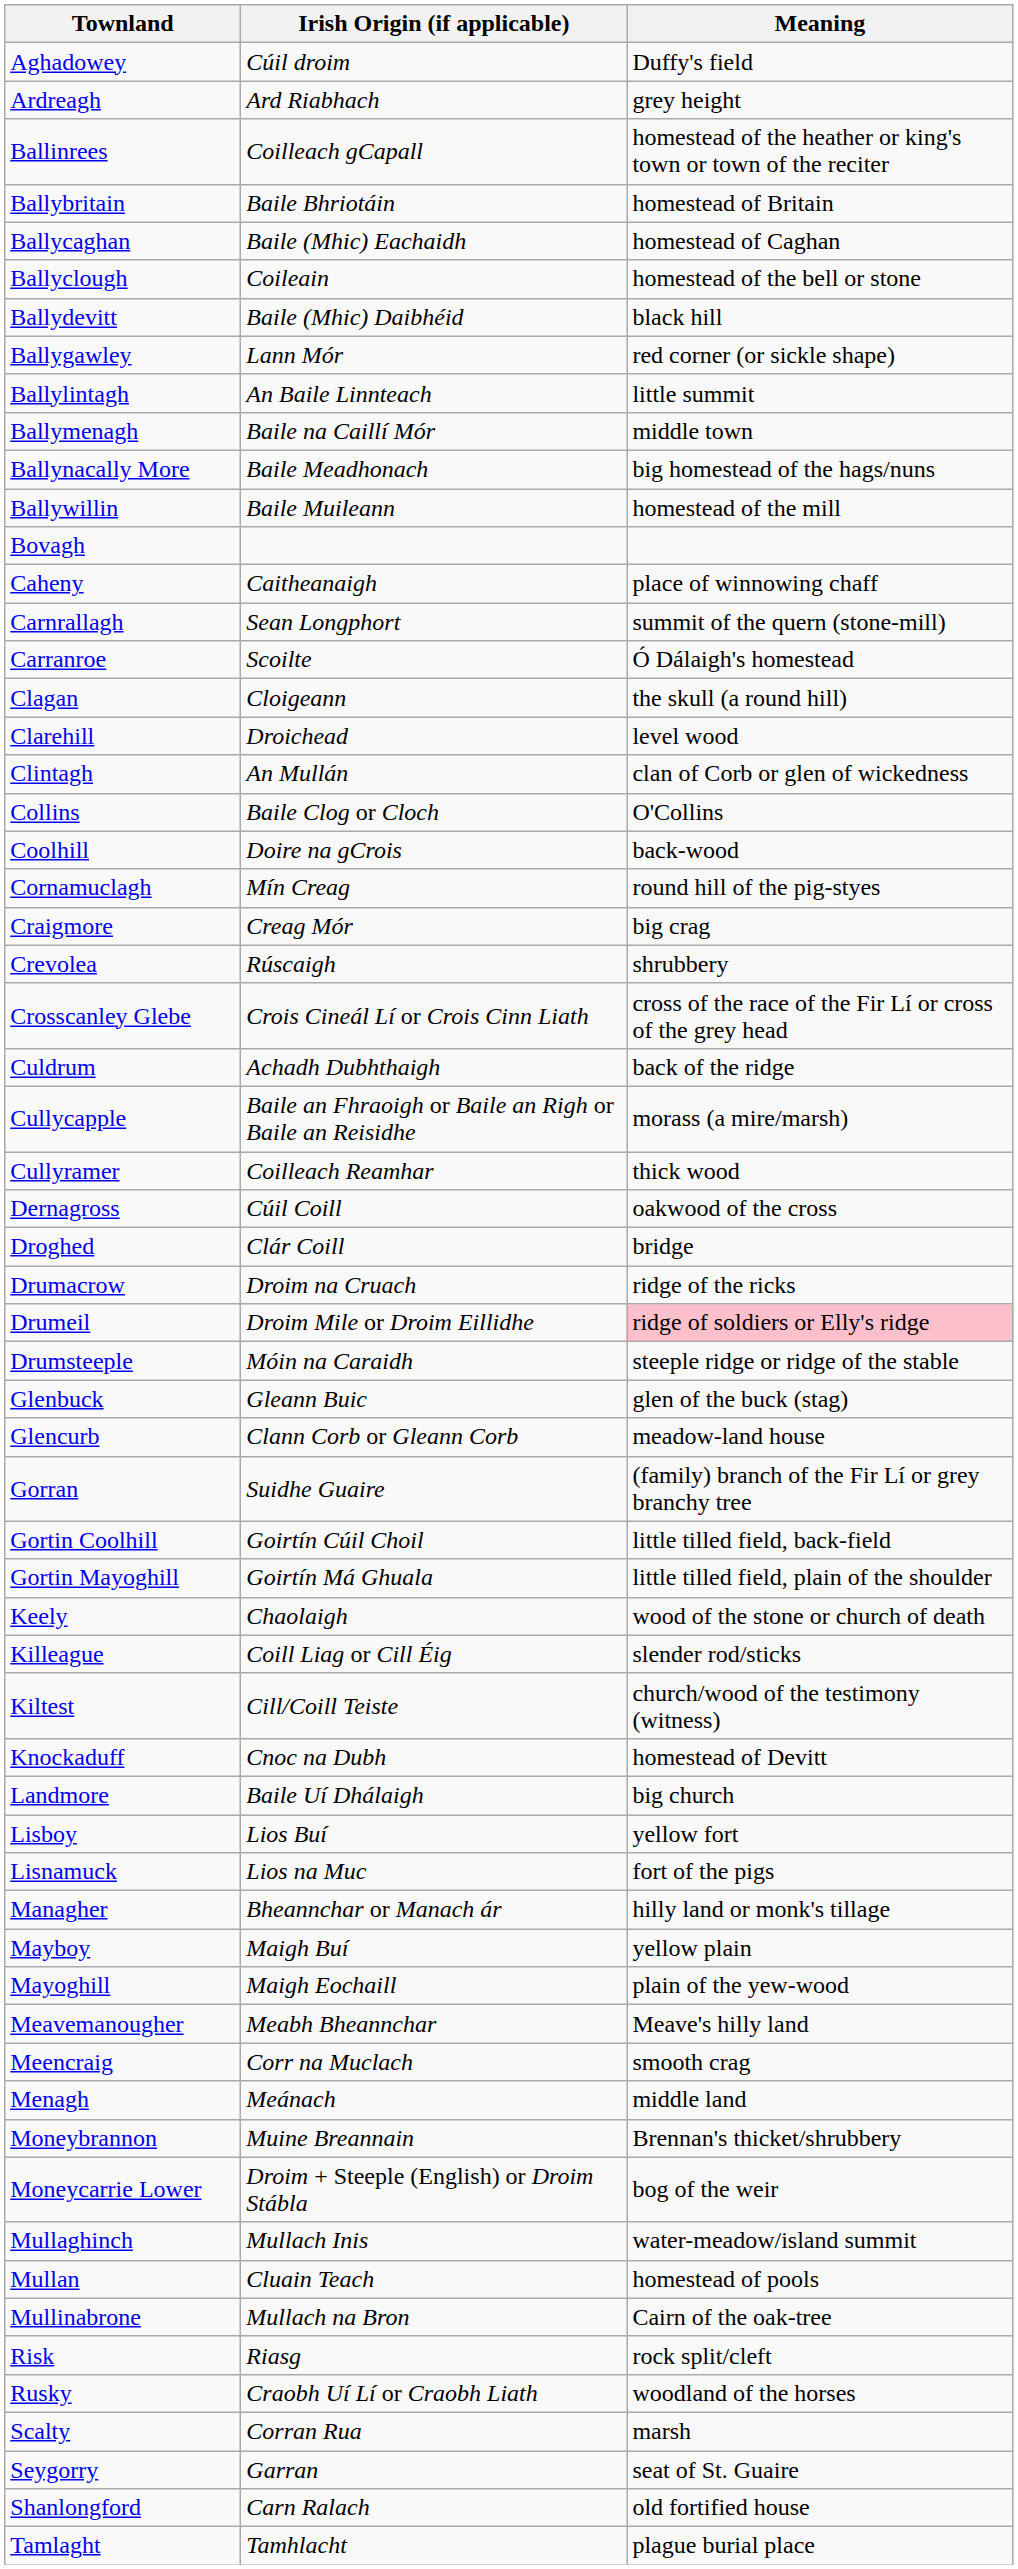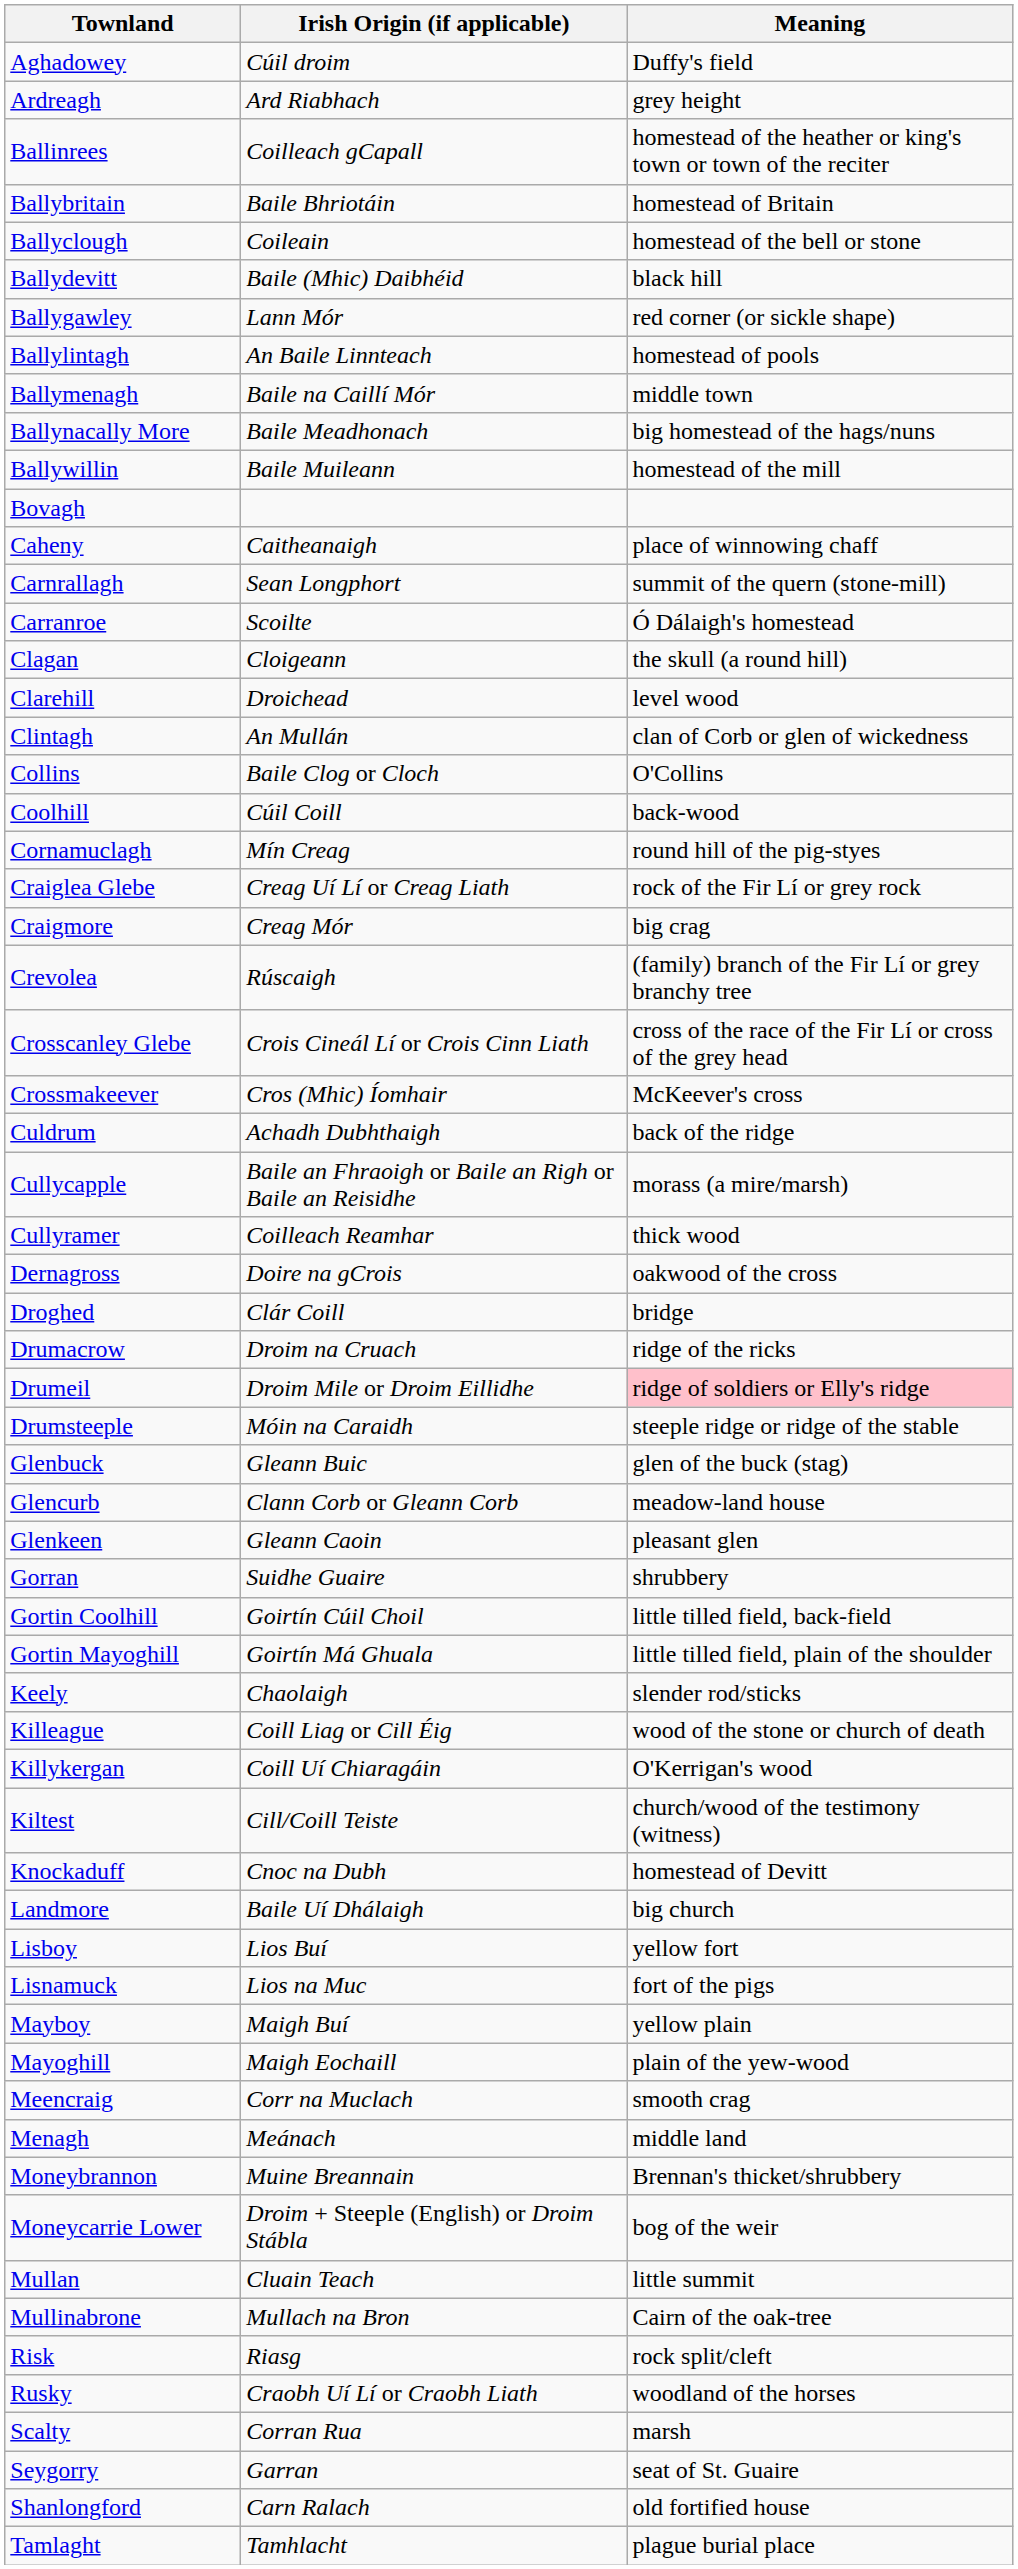- row: (70, 240)
(693, 393) little summit -> (726, 355) homestead of pools
(324, 849) Doire na gCrois -> (294, 811) Cúil Coill
+ row: (83, 887)
(680, 964) shrubbery -> (806, 977) (family) branch of the Fir Lí or grey branchy tree
+ row: (84, 1094)
(294, 1208) Cúil Coill -> (324, 1273) Doire na gCrois
+ row: (56, 1539)
(806, 1488) (family) branch of the Fir Lí or grey branchy tree -> (680, 1577) shrubbery
(809, 1615) wood of the stone or church of death -> (717, 1692) slender rod/sticks
(717, 1654) slender rod/sticks -> (809, 1730) wood of the stone or church of death
+ row: (67, 1768)
- row: (59, 1909)
- row: (97, 2023)
- row: (72, 2240)
(726, 2278) homestead of pools -> (693, 2278) little summit
